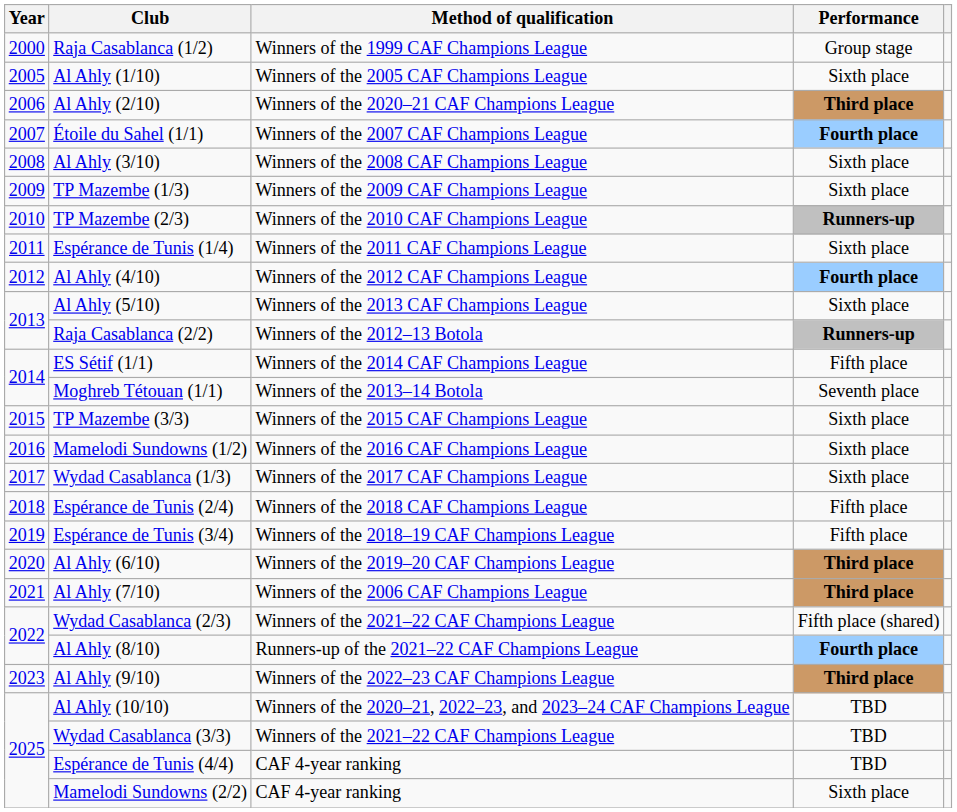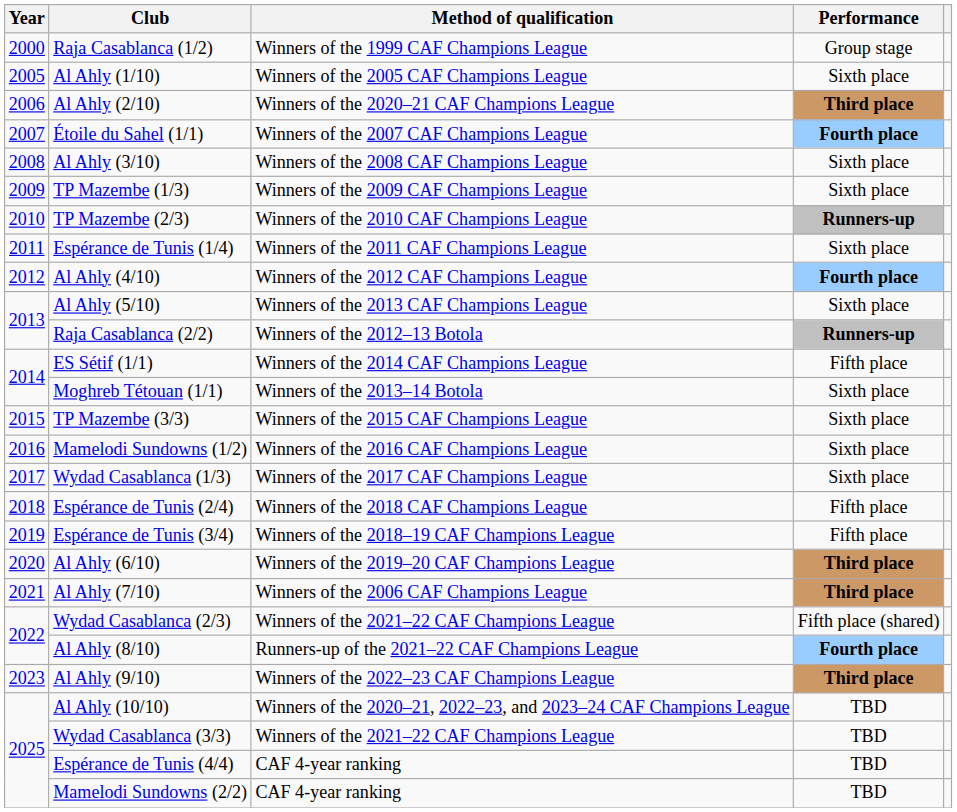(869, 391) Seventh place -> (869, 391) Sixth place
(869, 793) Sixth place -> (869, 793) TBD
